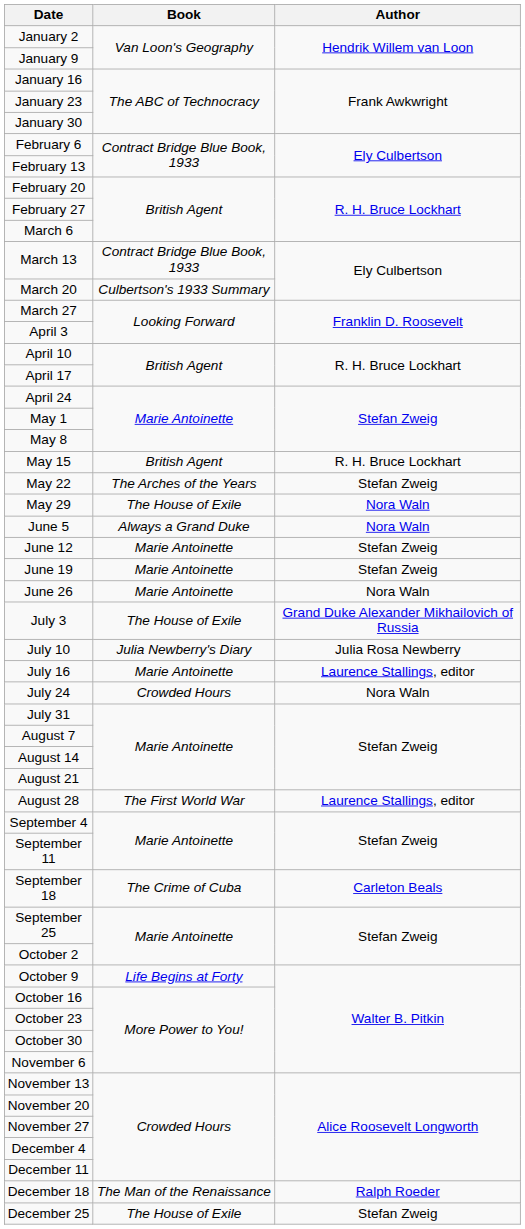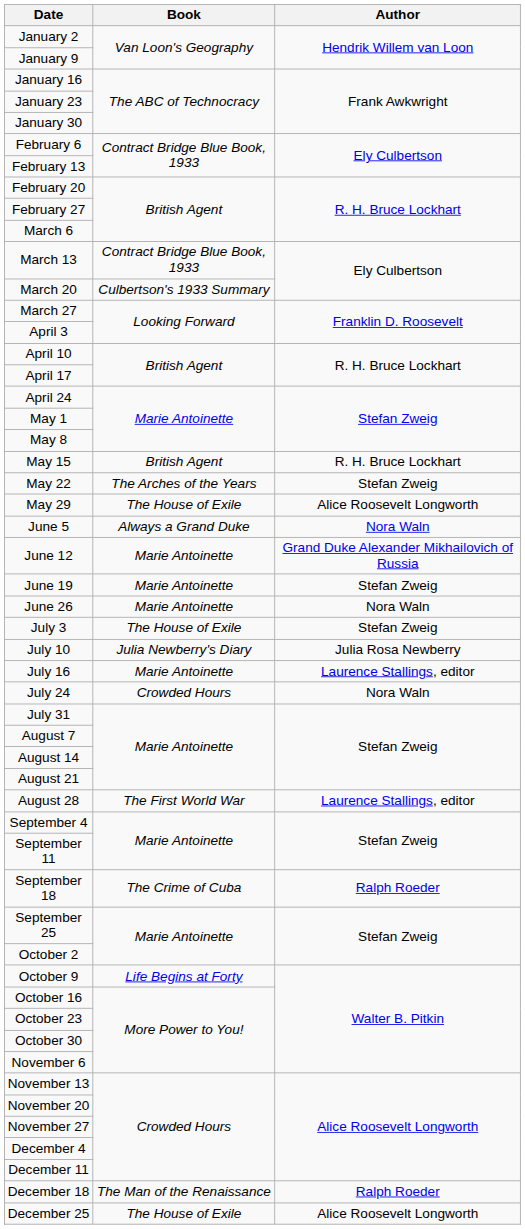(398, 505) Nora Waln -> (398, 505) Alice Roosevelt Longworth
(398, 548) Stefan Zweig -> (398, 555) Grand Duke Alexander Mikhailovich of Russia
(398, 620) Grand Duke Alexander Mikhailovich of Russia -> (398, 628) Stefan Zweig
(398, 888) Carleton Beals -> (398, 888) Ralph Roeder
(398, 1213) Stefan Zweig -> (398, 1213) Alice Roosevelt Longworth
